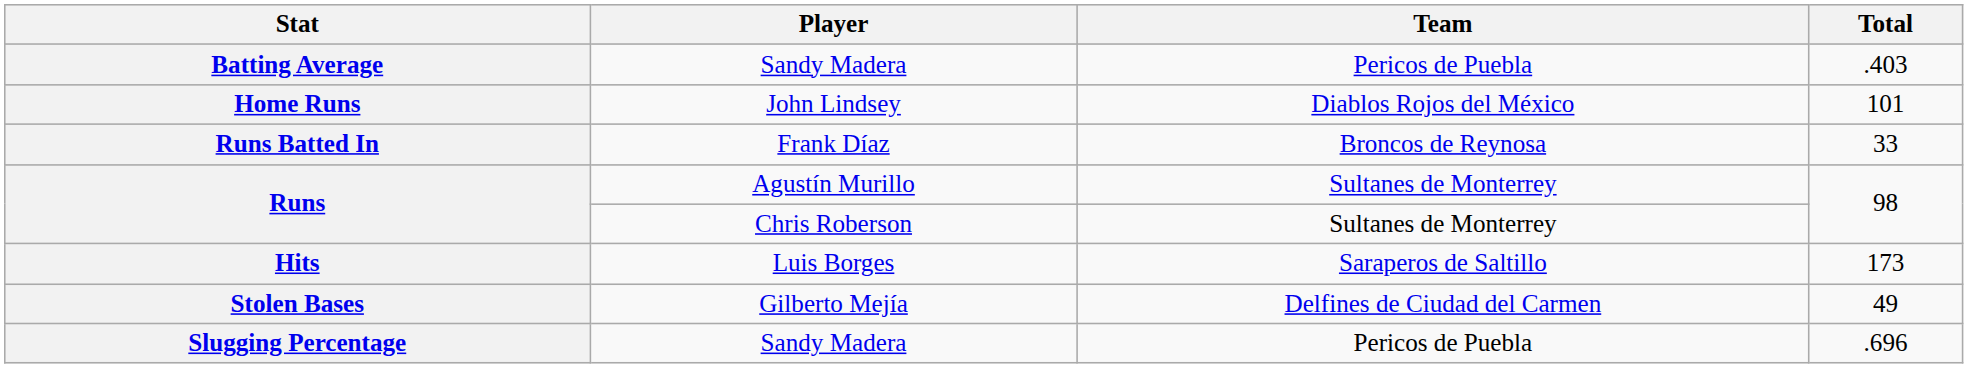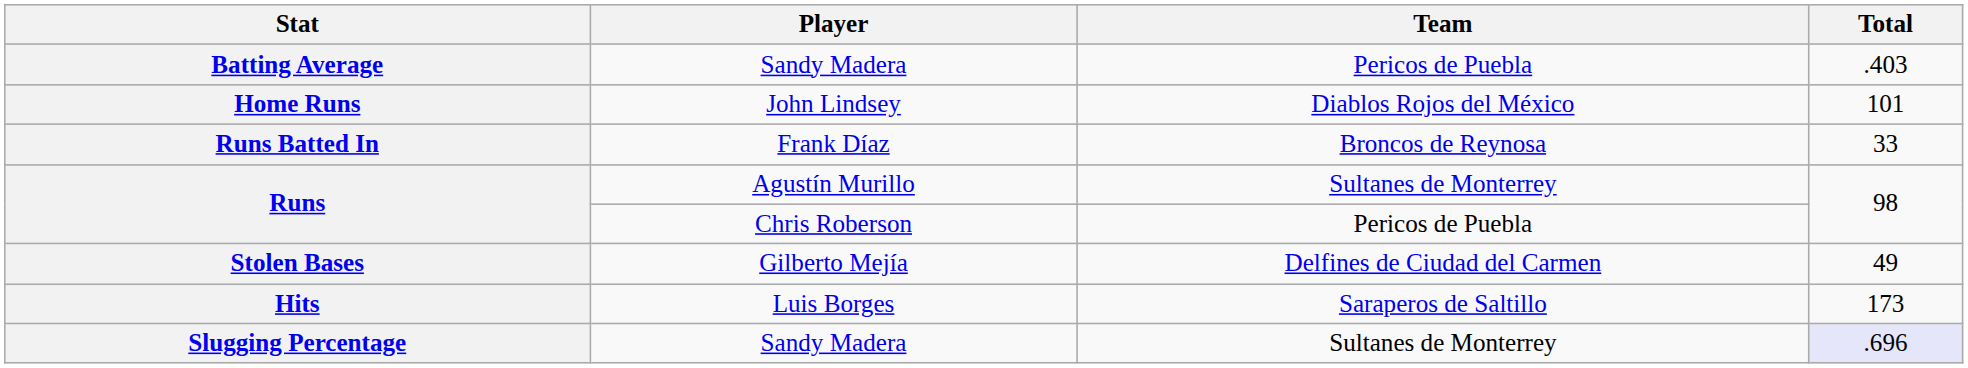(1443, 223) Sultanes de Monterrey -> (1443, 223) Pericos de Puebla
rows swapped: (297, 263) <-> (297, 303)
(1443, 343) Pericos de Puebla -> (1443, 343) Sultanes de Monterrey
(1886, 343) no background -> (1886, 343) lavender background
